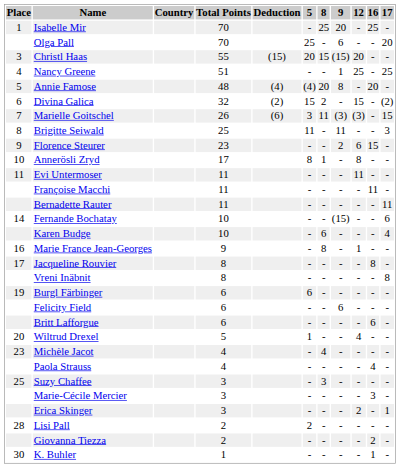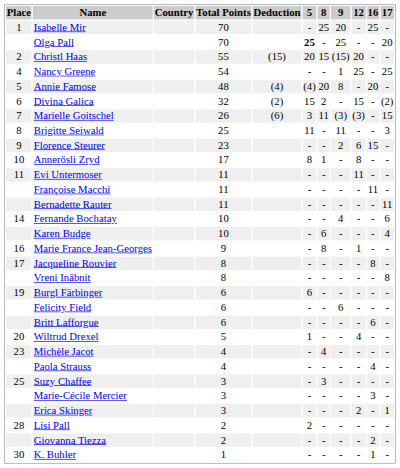(309, 42) normal -> (309, 42) bold
(341, 42) 6 -> (341, 42) 25
(19, 57) 3 -> (19, 57) 2
(223, 71) 51 -> (223, 71) 54
(341, 219) (15) -> (341, 219) 4
